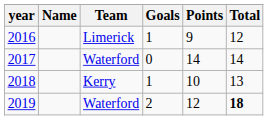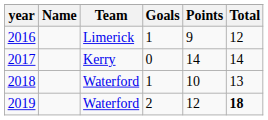(111, 59) Waterford -> (99, 59) Kerry
(99, 81) Kerry -> (111, 81) Waterford
